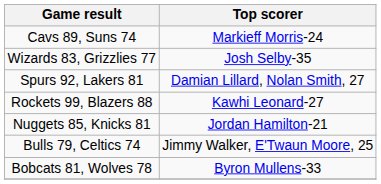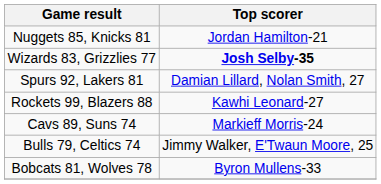rows swapped: (82, 124) <-> (82, 37)
(268, 59) normal -> (268, 59) bold
